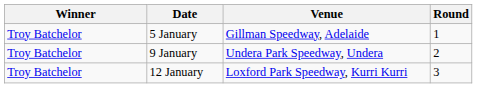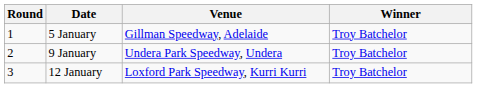columns swapped: (451, 14) <-> (76, 14)
